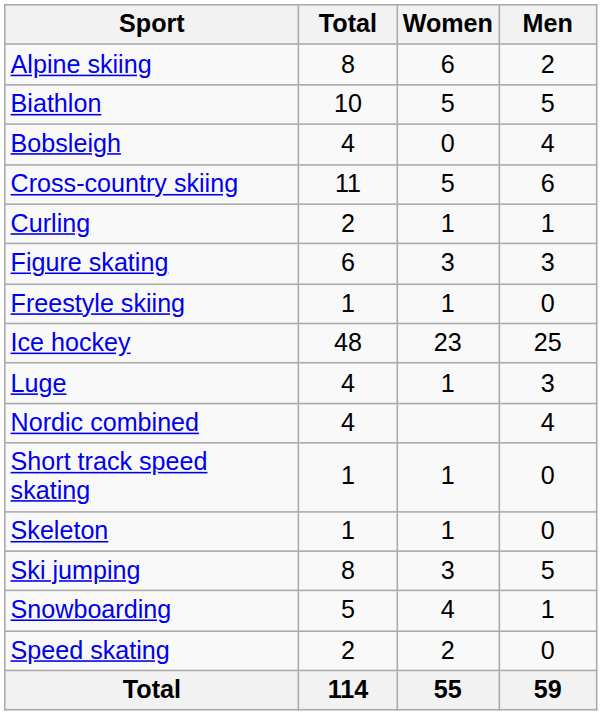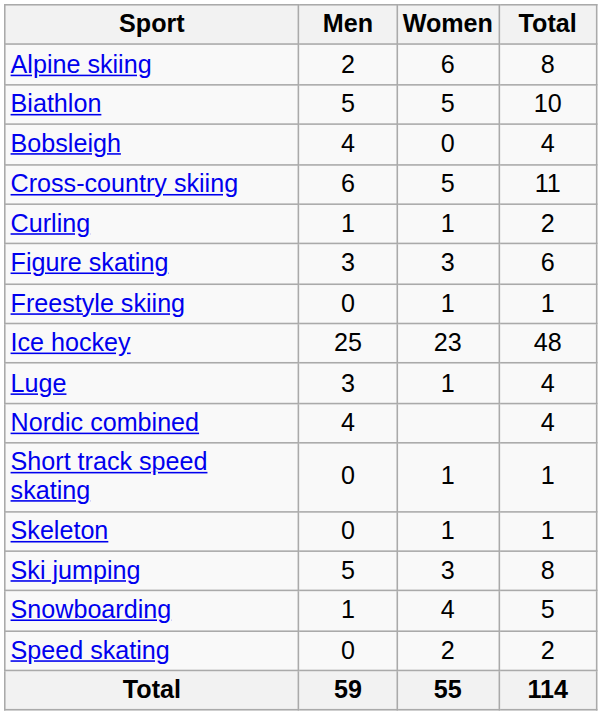columns swapped: (548, 24) <-> (348, 24)
